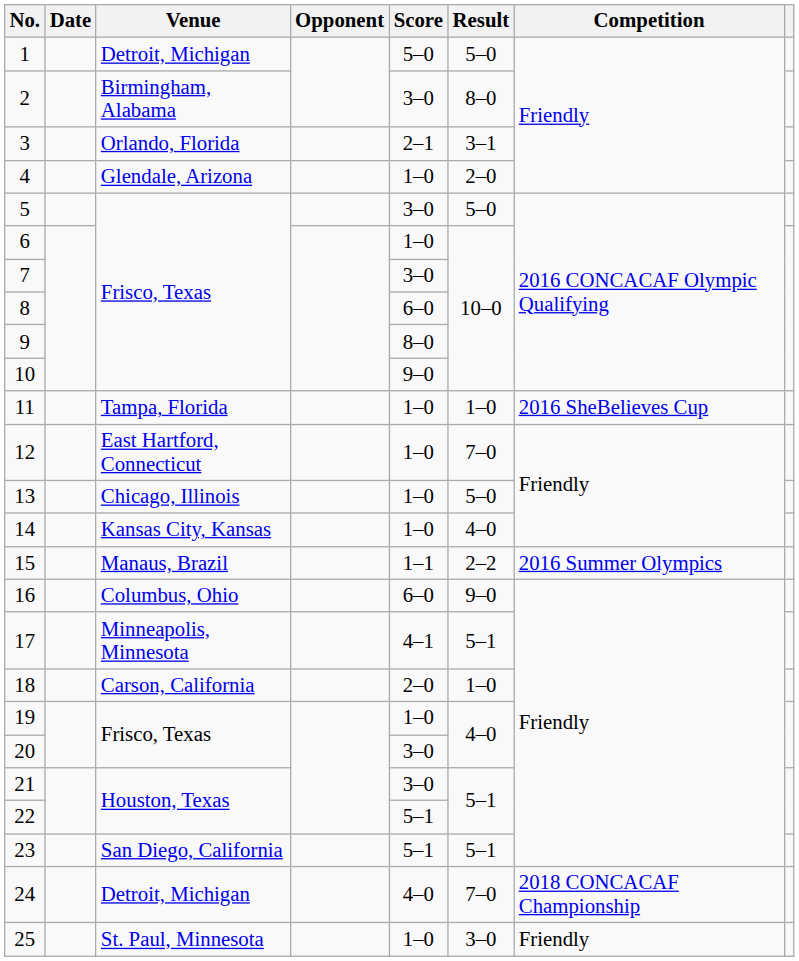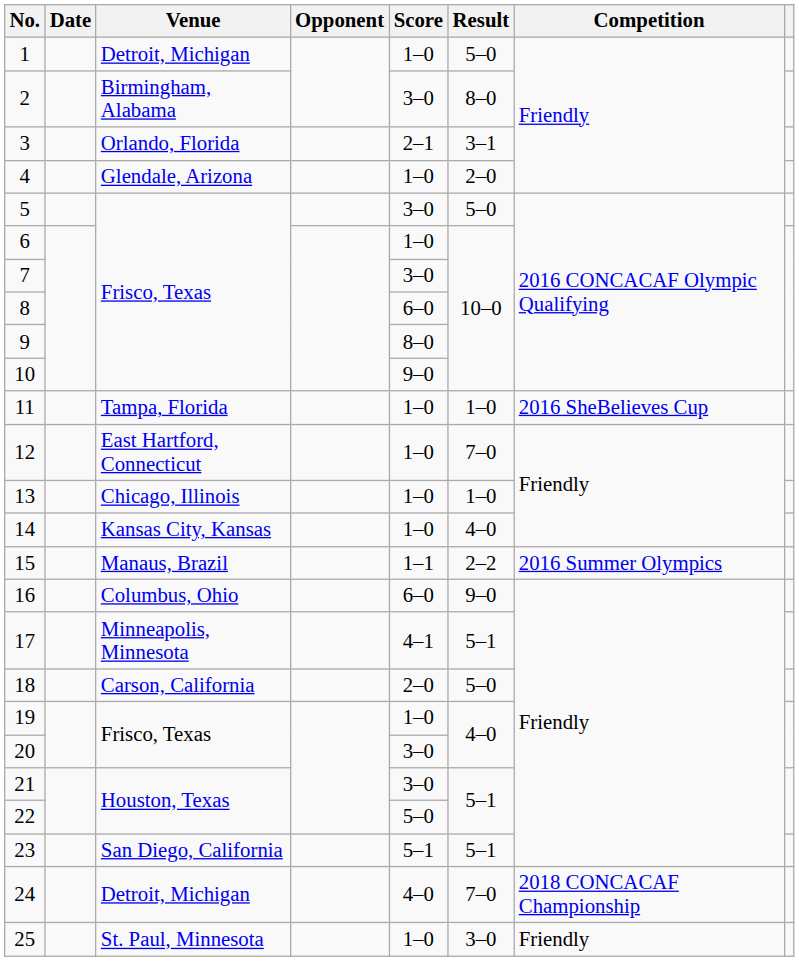(418, 53) 5–0 -> (418, 53) 1–0
(481, 496) 5–0 -> (481, 496) 1–0
(481, 684) 1–0 -> (481, 684) 5–0
(418, 816) 5–1 -> (418, 816) 5–0
